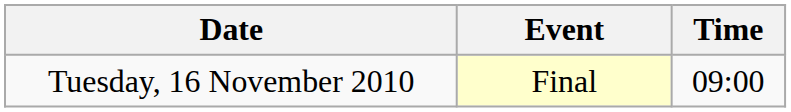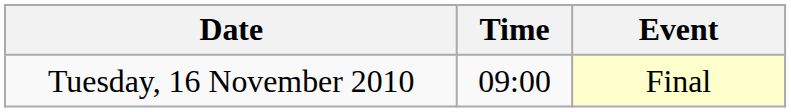columns swapped: (728, 29) <-> (564, 29)
